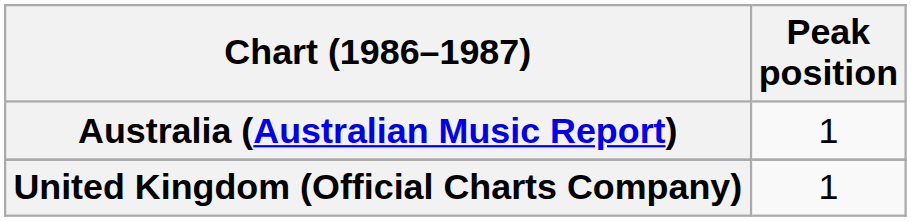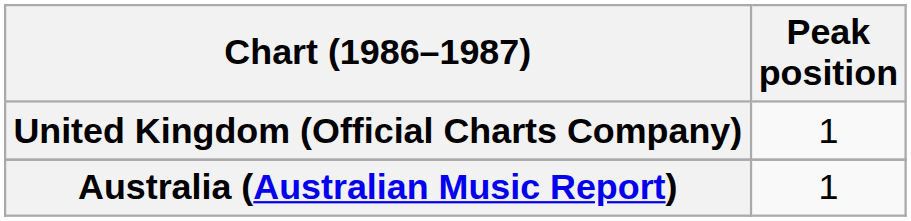rows swapped: (378, 130) <-> (378, 186)
